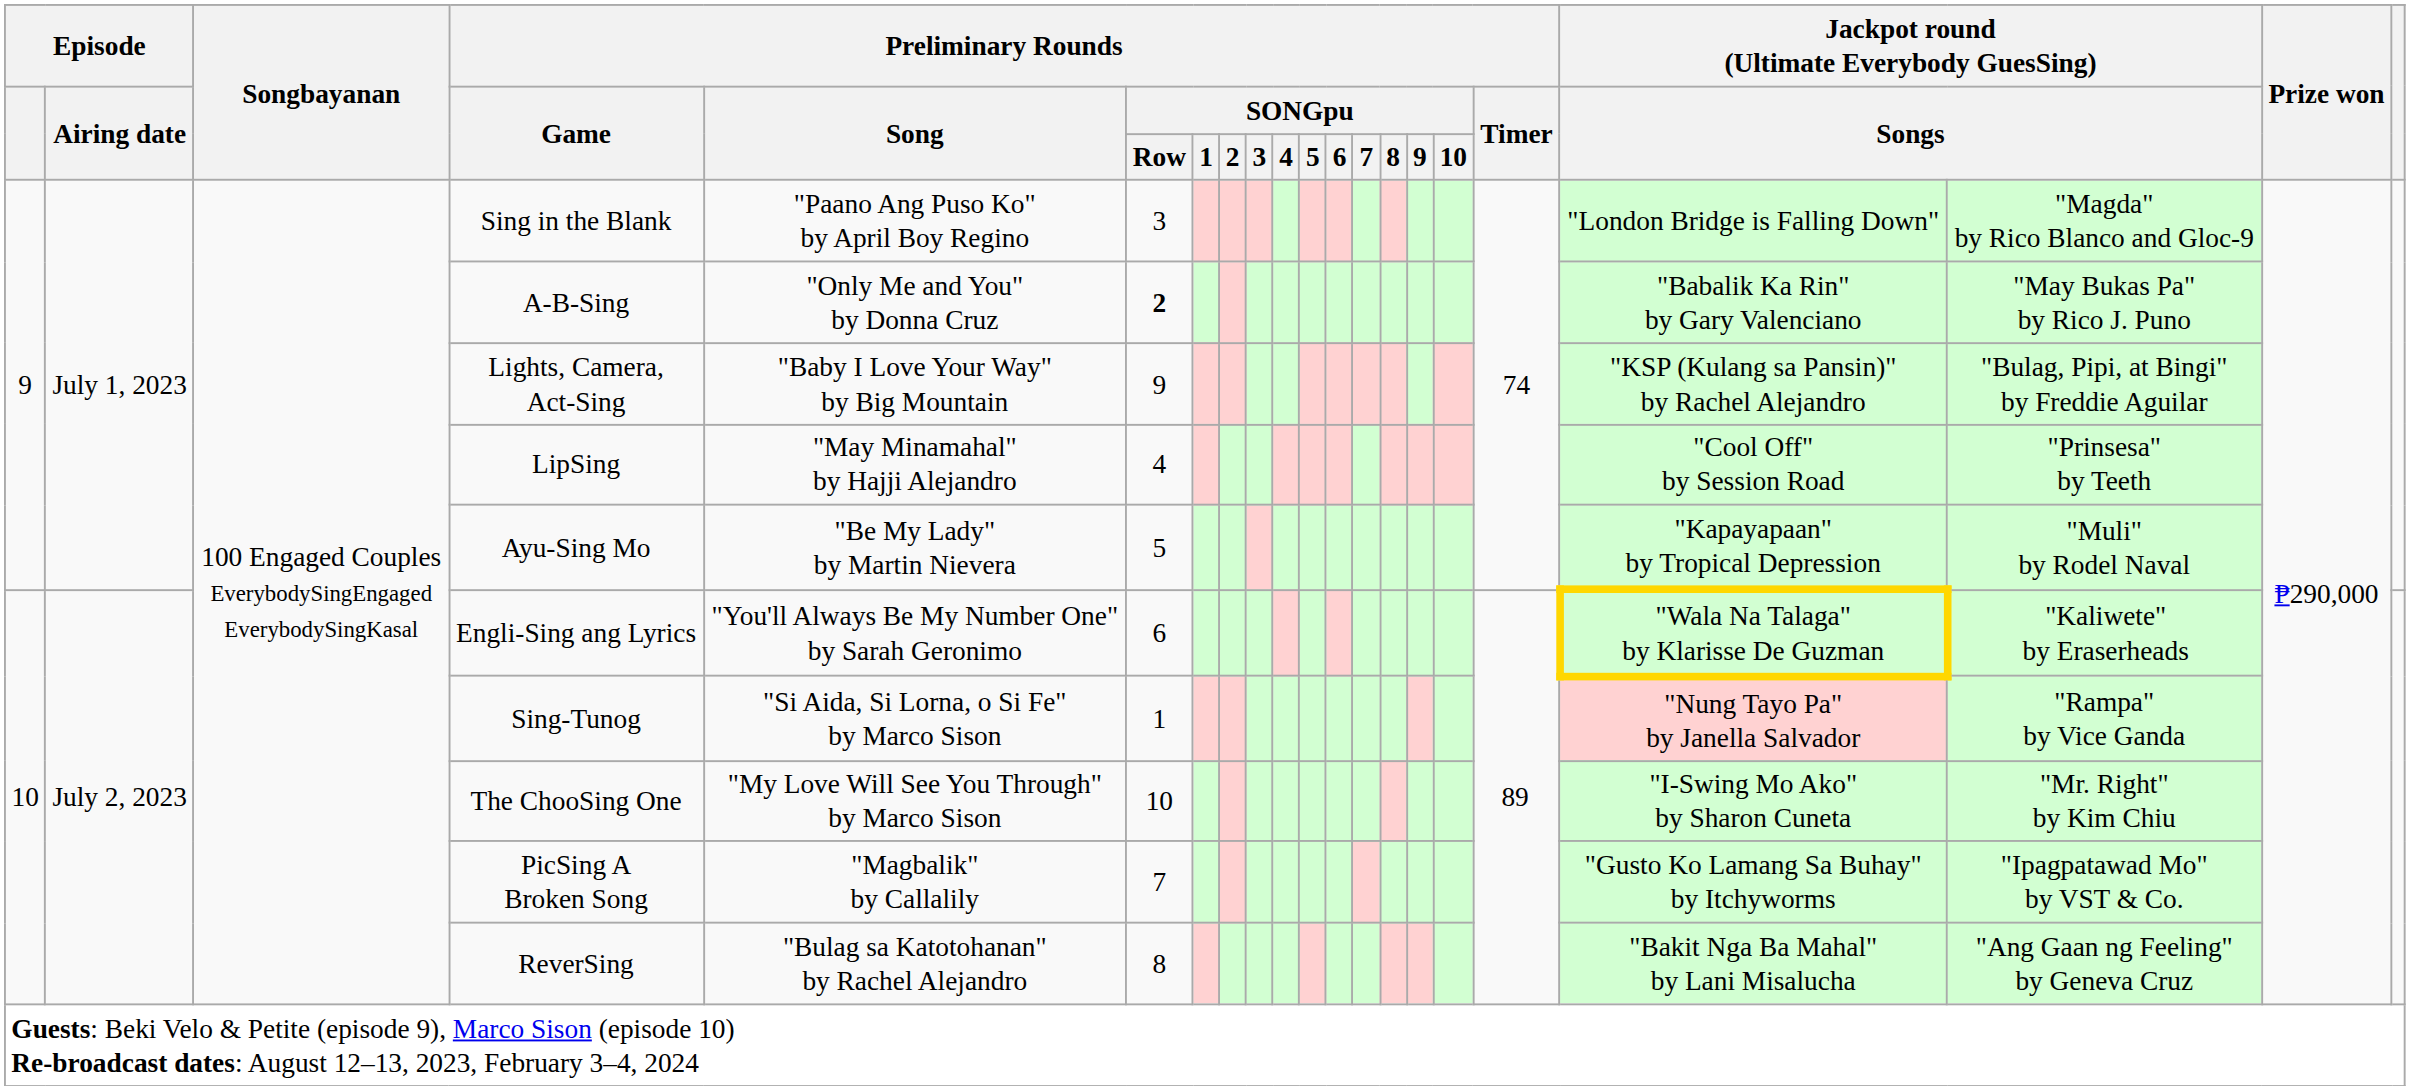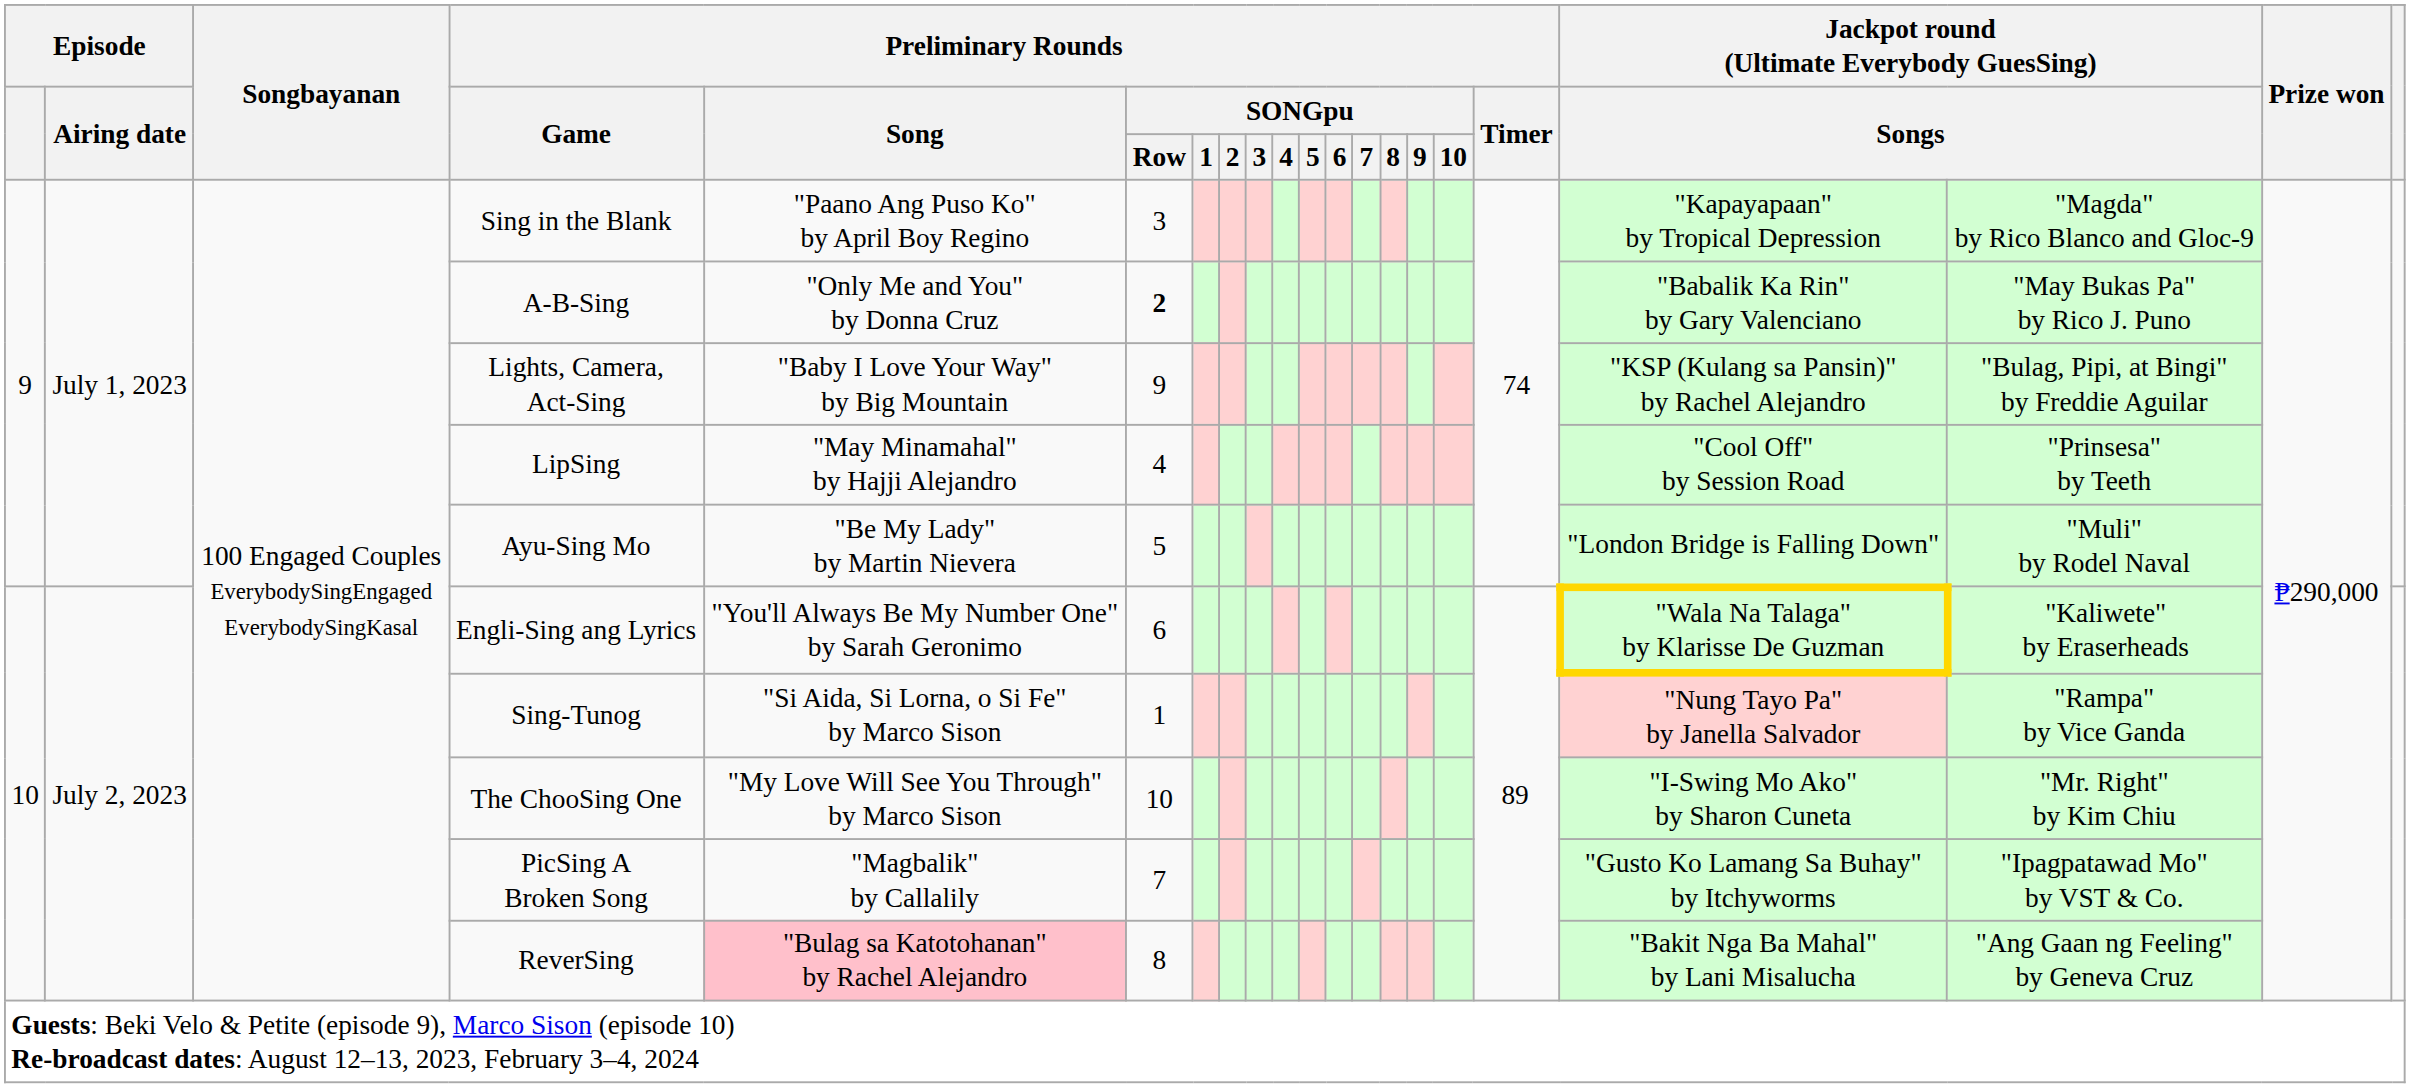(1753, 221) "London Bridge is Falling Down" -> (1753, 221) "Kapayapaan" by Tropical Depression
(1753, 546) "Kapayapaan" by Tropical Depression -> (1753, 545) "London Bridge is Falling Down"
(915, 964) no background -> (915, 961) pink background
